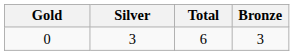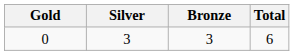columns swapped: (260, 15) <-> (203, 15)
